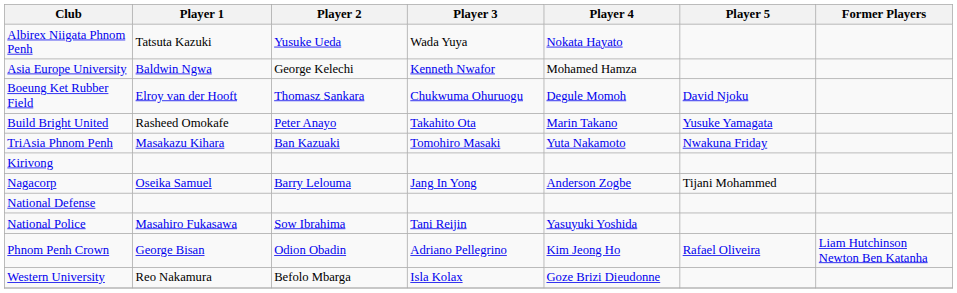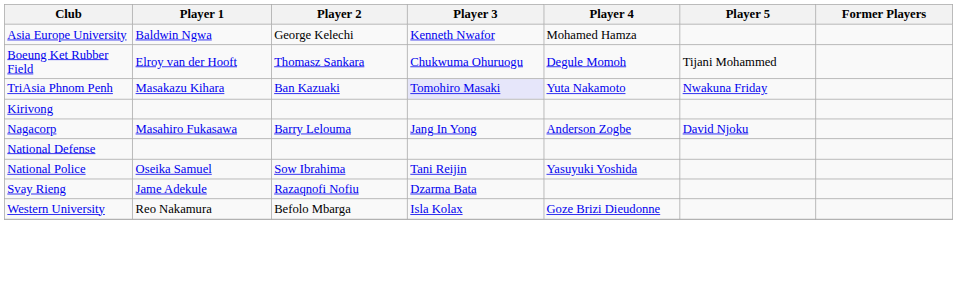- row: (66, 41)
(715, 95) David Njoku -> (730, 61) Tijani Mohammed
- row: (58, 123)
(455, 143) no background -> (455, 88) lavender background
(174, 183) Oseika Samuel -> (186, 128) Masahiro Fukasawa
(730, 183) Tijani Mohammed -> (715, 128) David Njoku
(186, 223) Masahiro Fukasawa -> (174, 169) Oseika Samuel
- row: (58, 250)
+ row: (37, 189)
